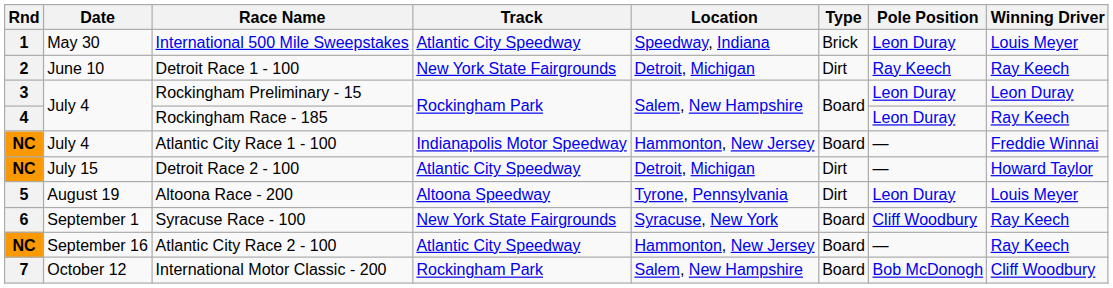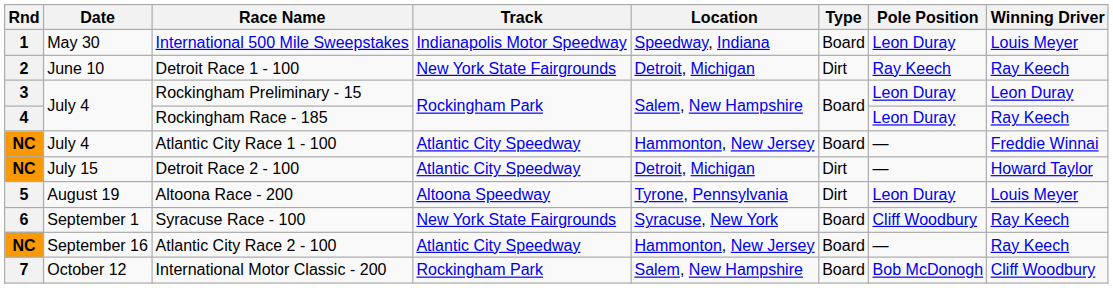(498, 42) Atlantic City Speedway -> (522, 42) Indianapolis Motor Speedway
(840, 42) Brick -> (844, 42) Board
(522, 143) Indianapolis Motor Speedway -> (498, 143) Atlantic City Speedway
